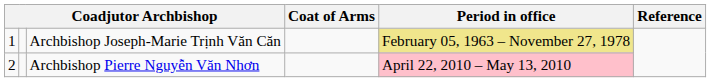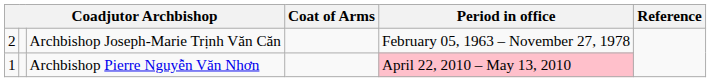(12, 40) 1 -> (12, 40) 2
(506, 40) khaki background -> (506, 40) no background
(12, 64) 2 -> (12, 64) 1
